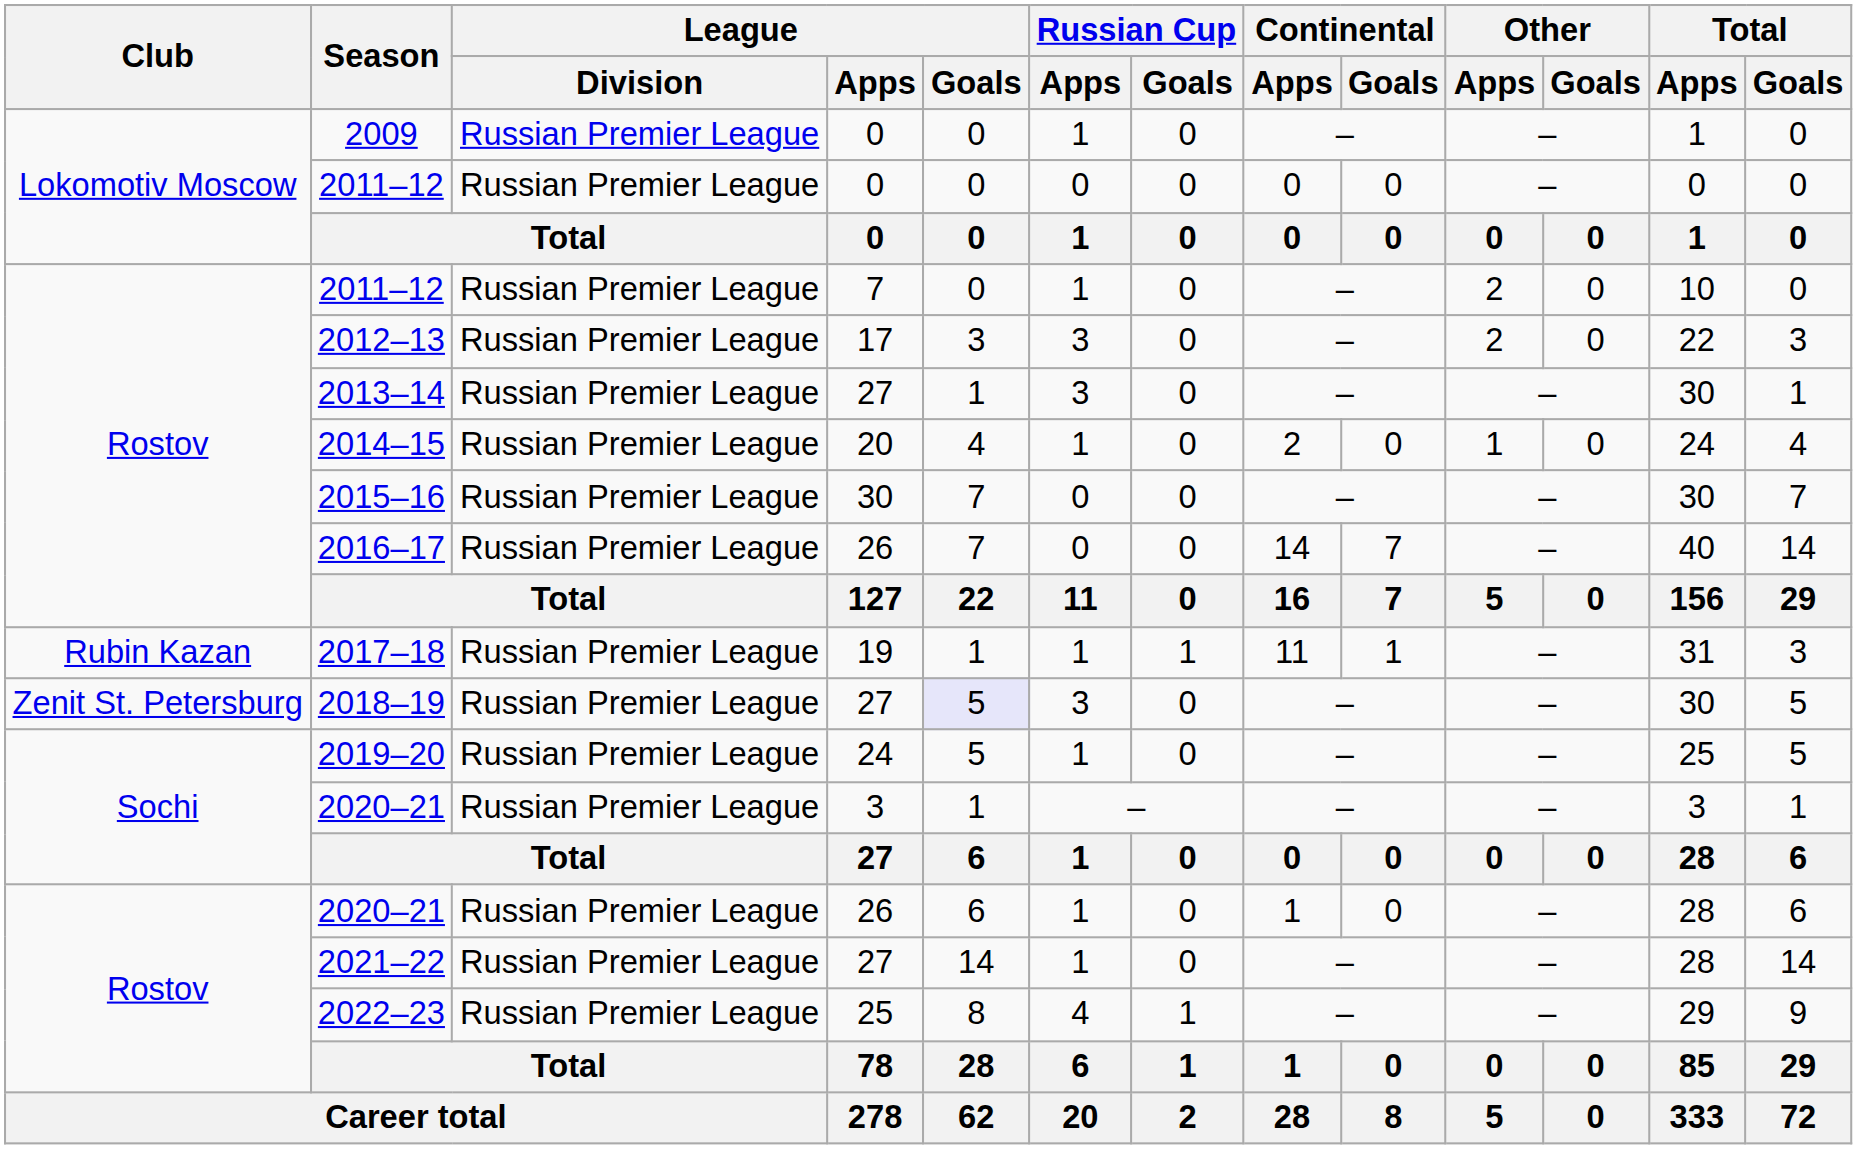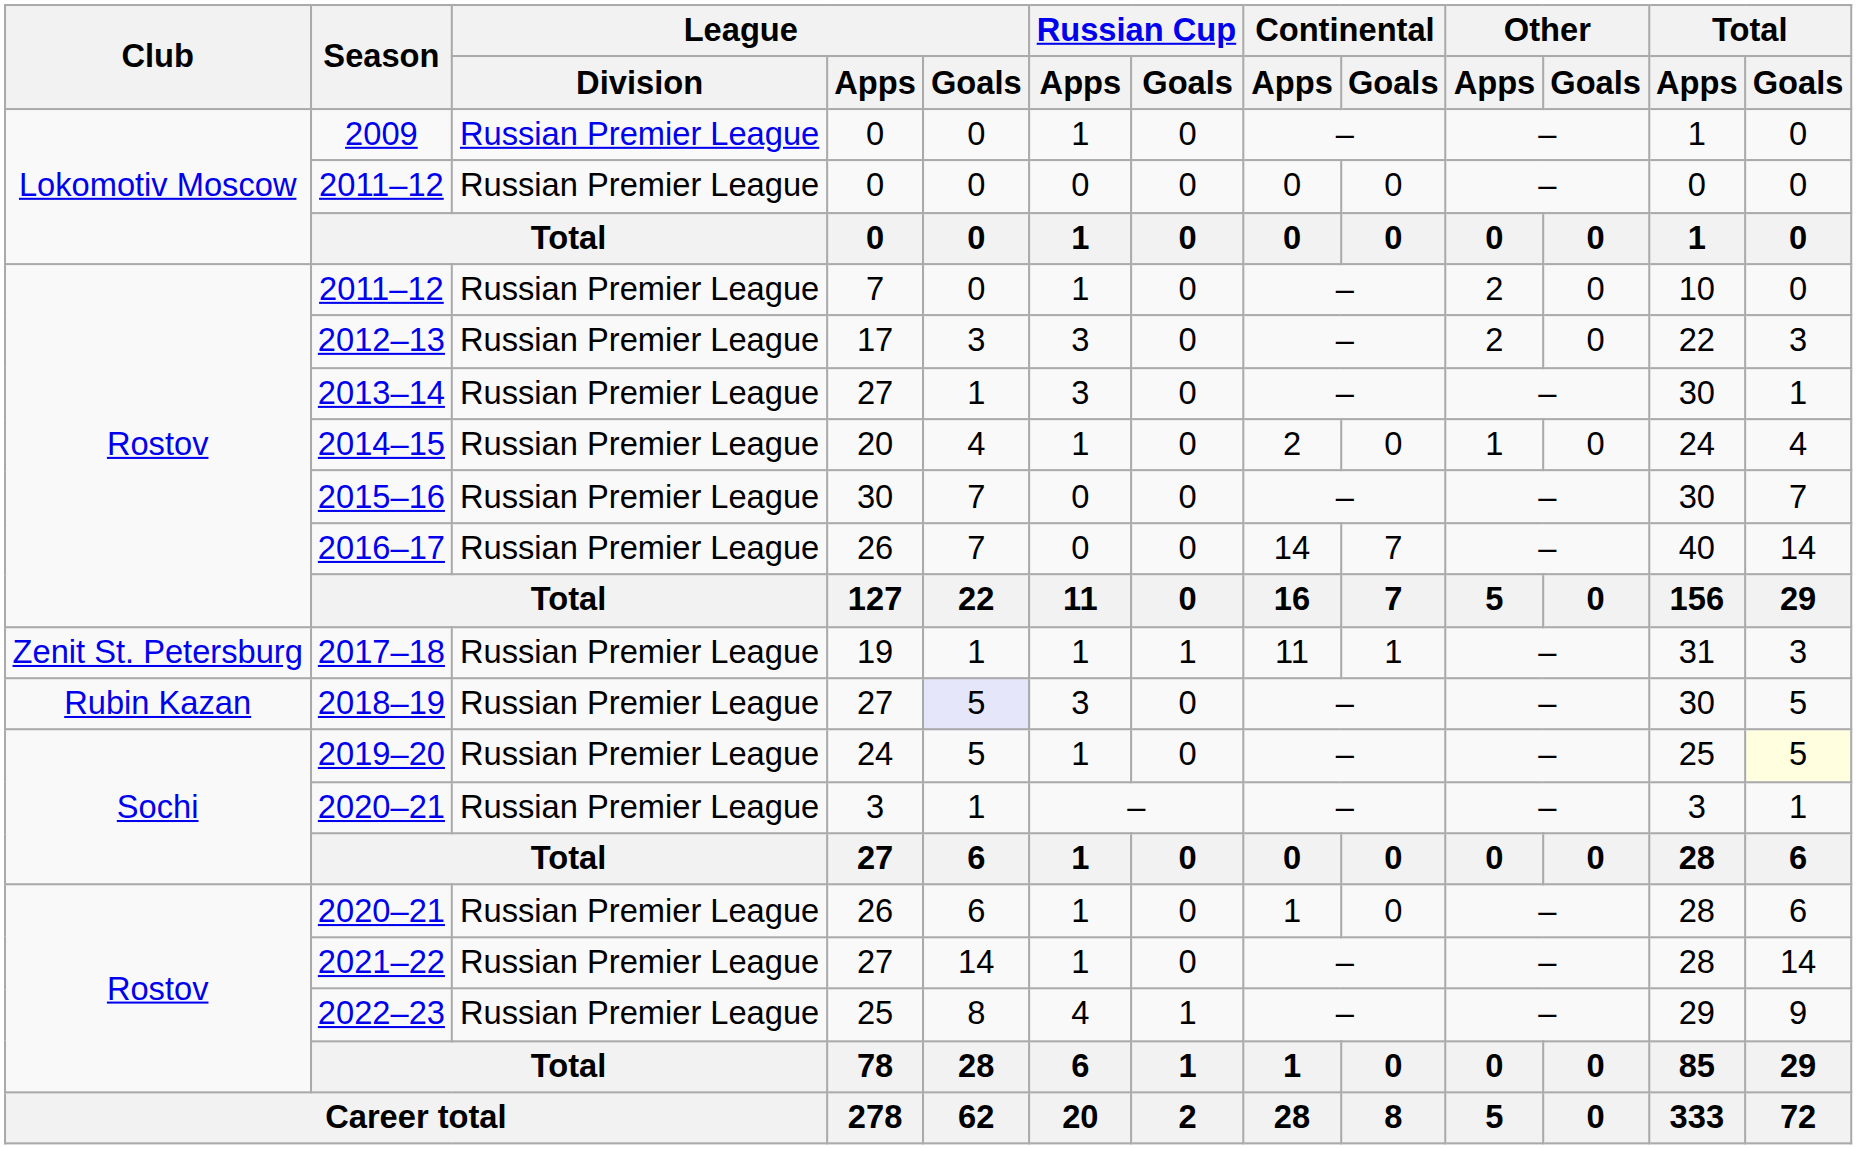(158, 651) Rubin Kazan -> (158, 651) Zenit St. Petersburg
(158, 703) Zenit St. Petersburg -> (158, 703) Rubin Kazan
(1798, 755) no background -> (1798, 755) lightyellow background
